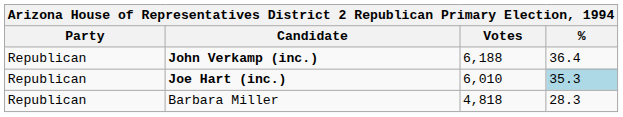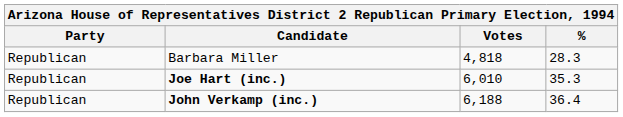rows swapped: (243, 58) <-> (223, 101)
(565, 79) lightblue background -> (565, 79) no background
